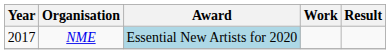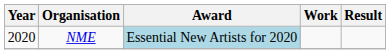(22, 37) 2017 -> (22, 37) 2020
